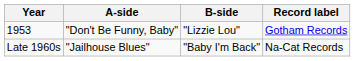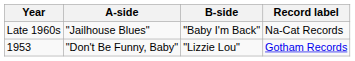rows swapped: (19, 30) <-> (34, 47)
